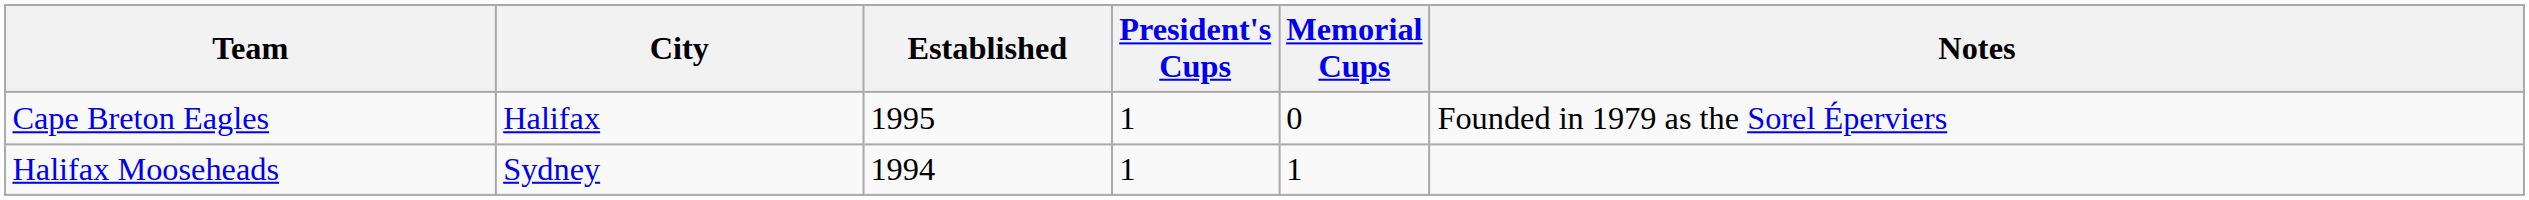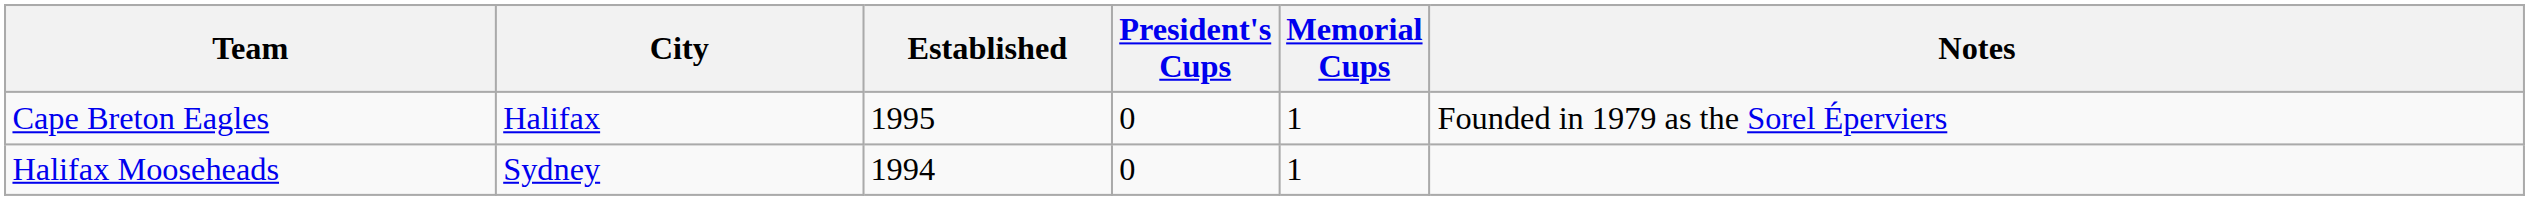(1127, 117) 1 -> (1127, 117) 0
(1294, 117) 0 -> (1294, 117) 1
(1127, 169) 1 -> (1127, 169) 0
